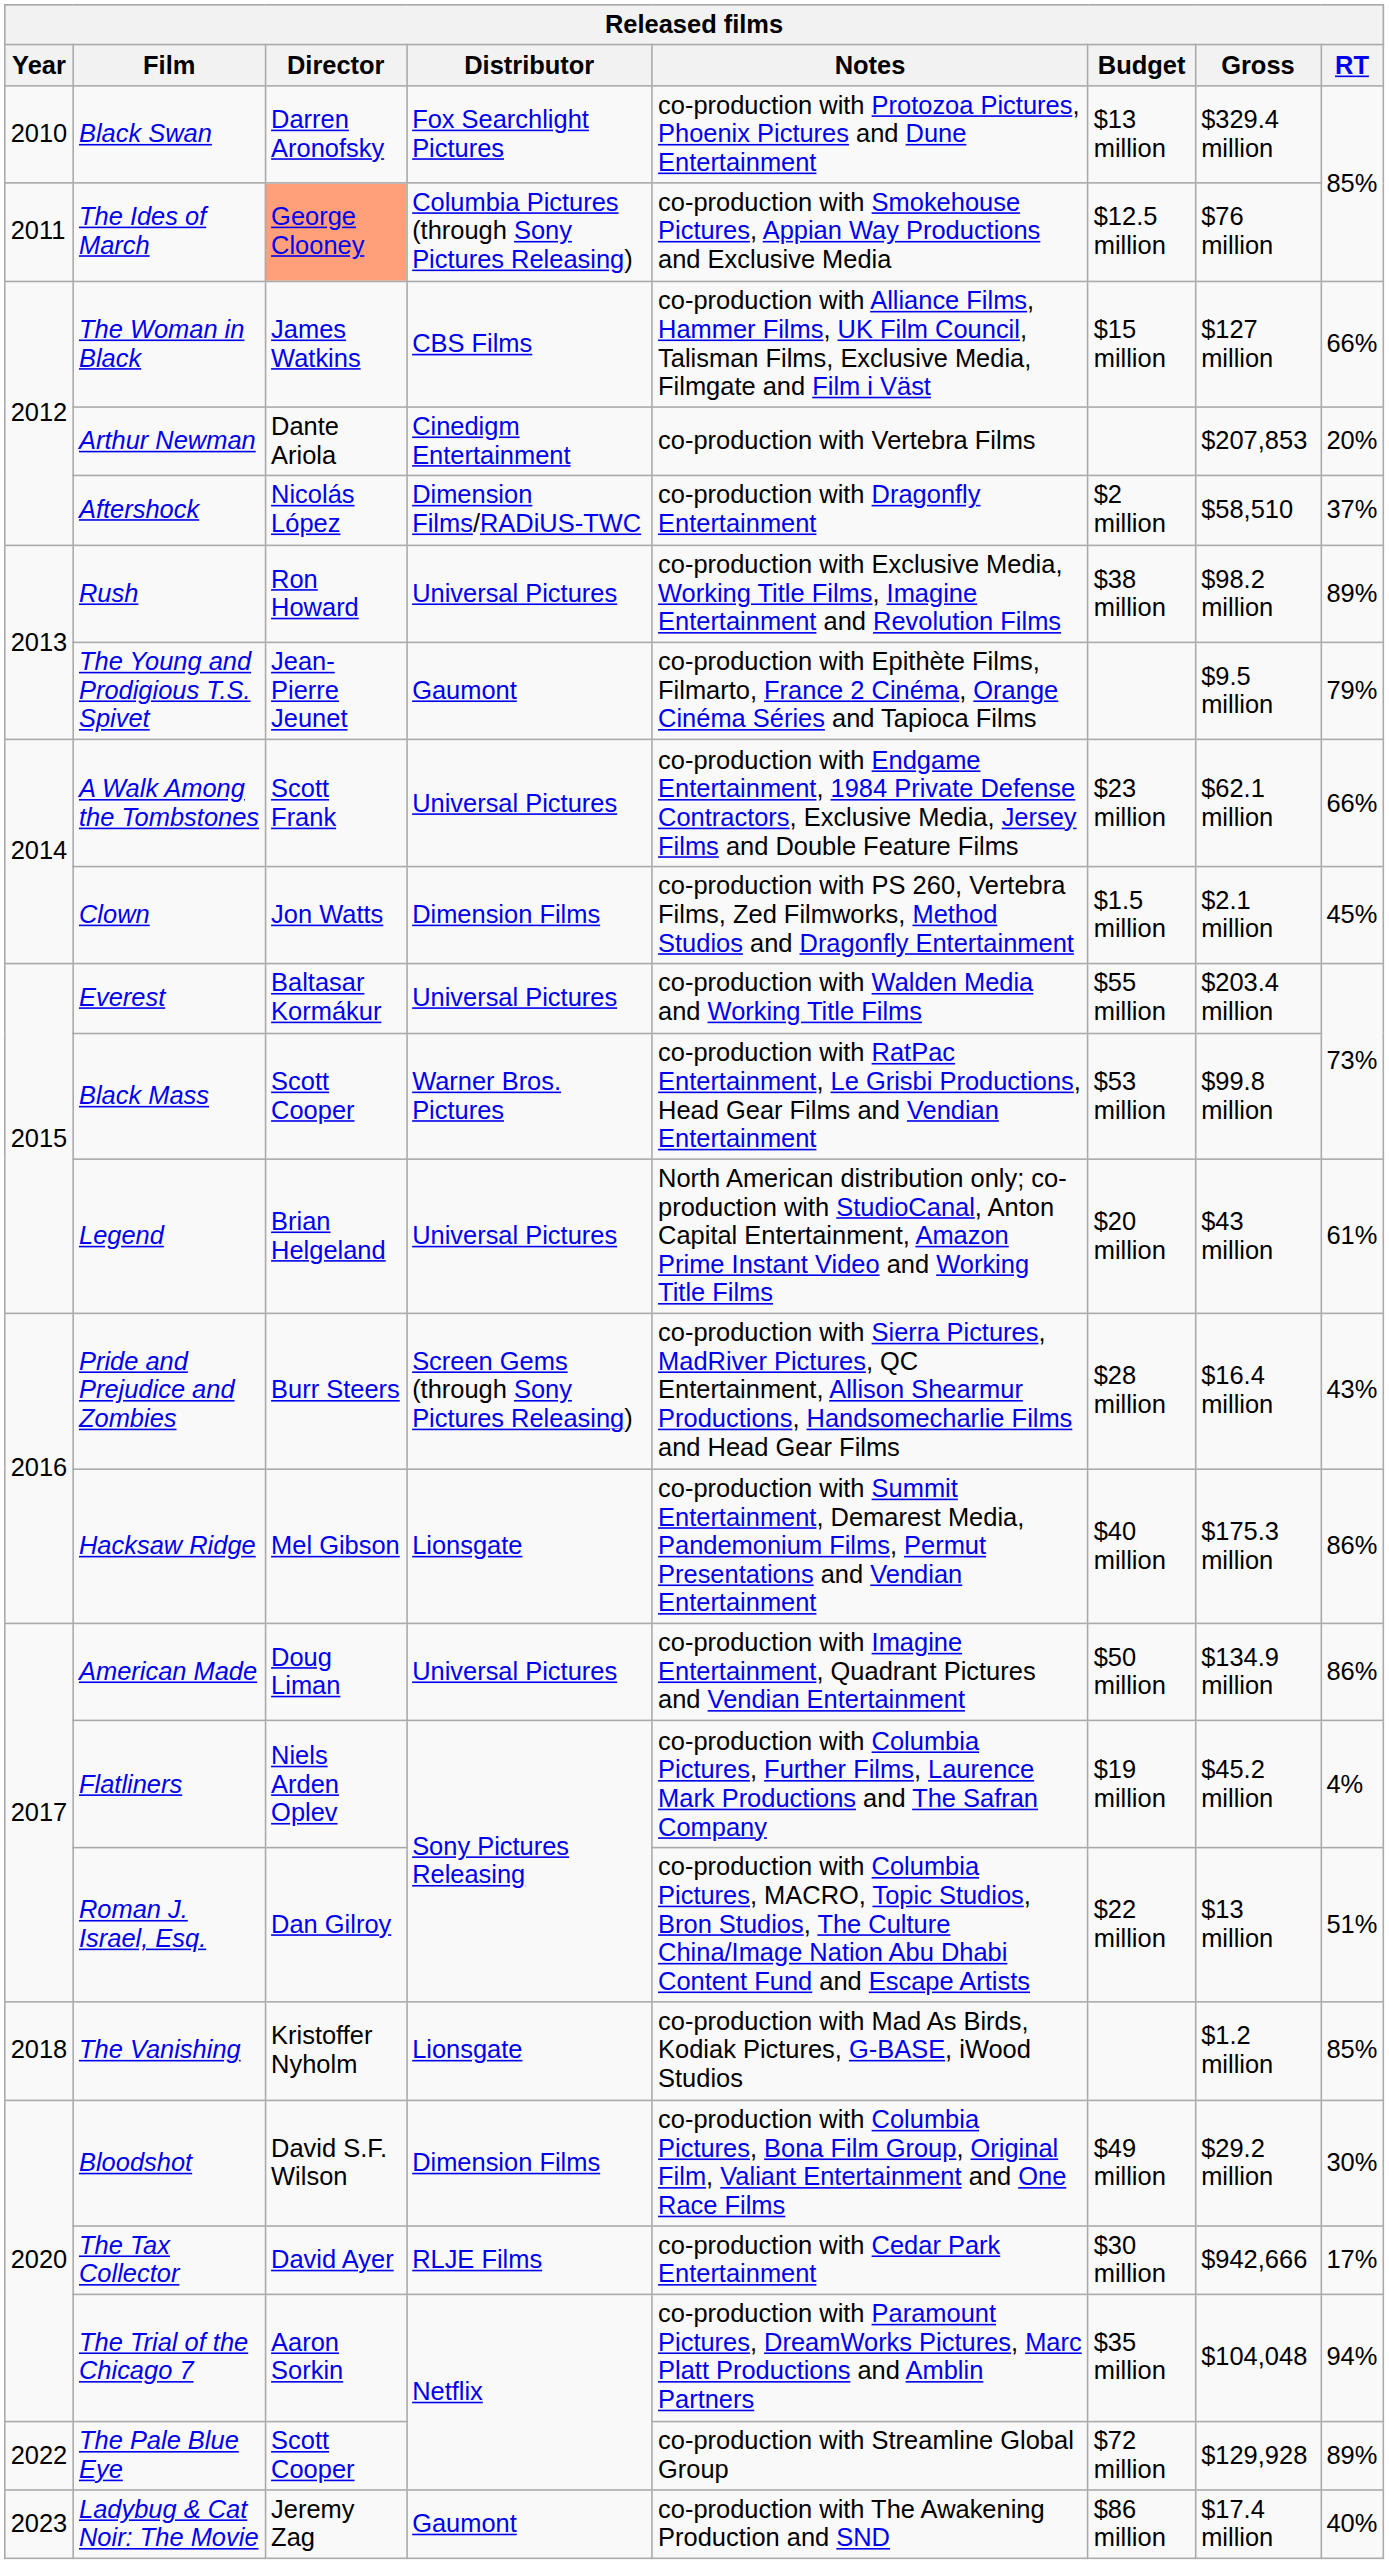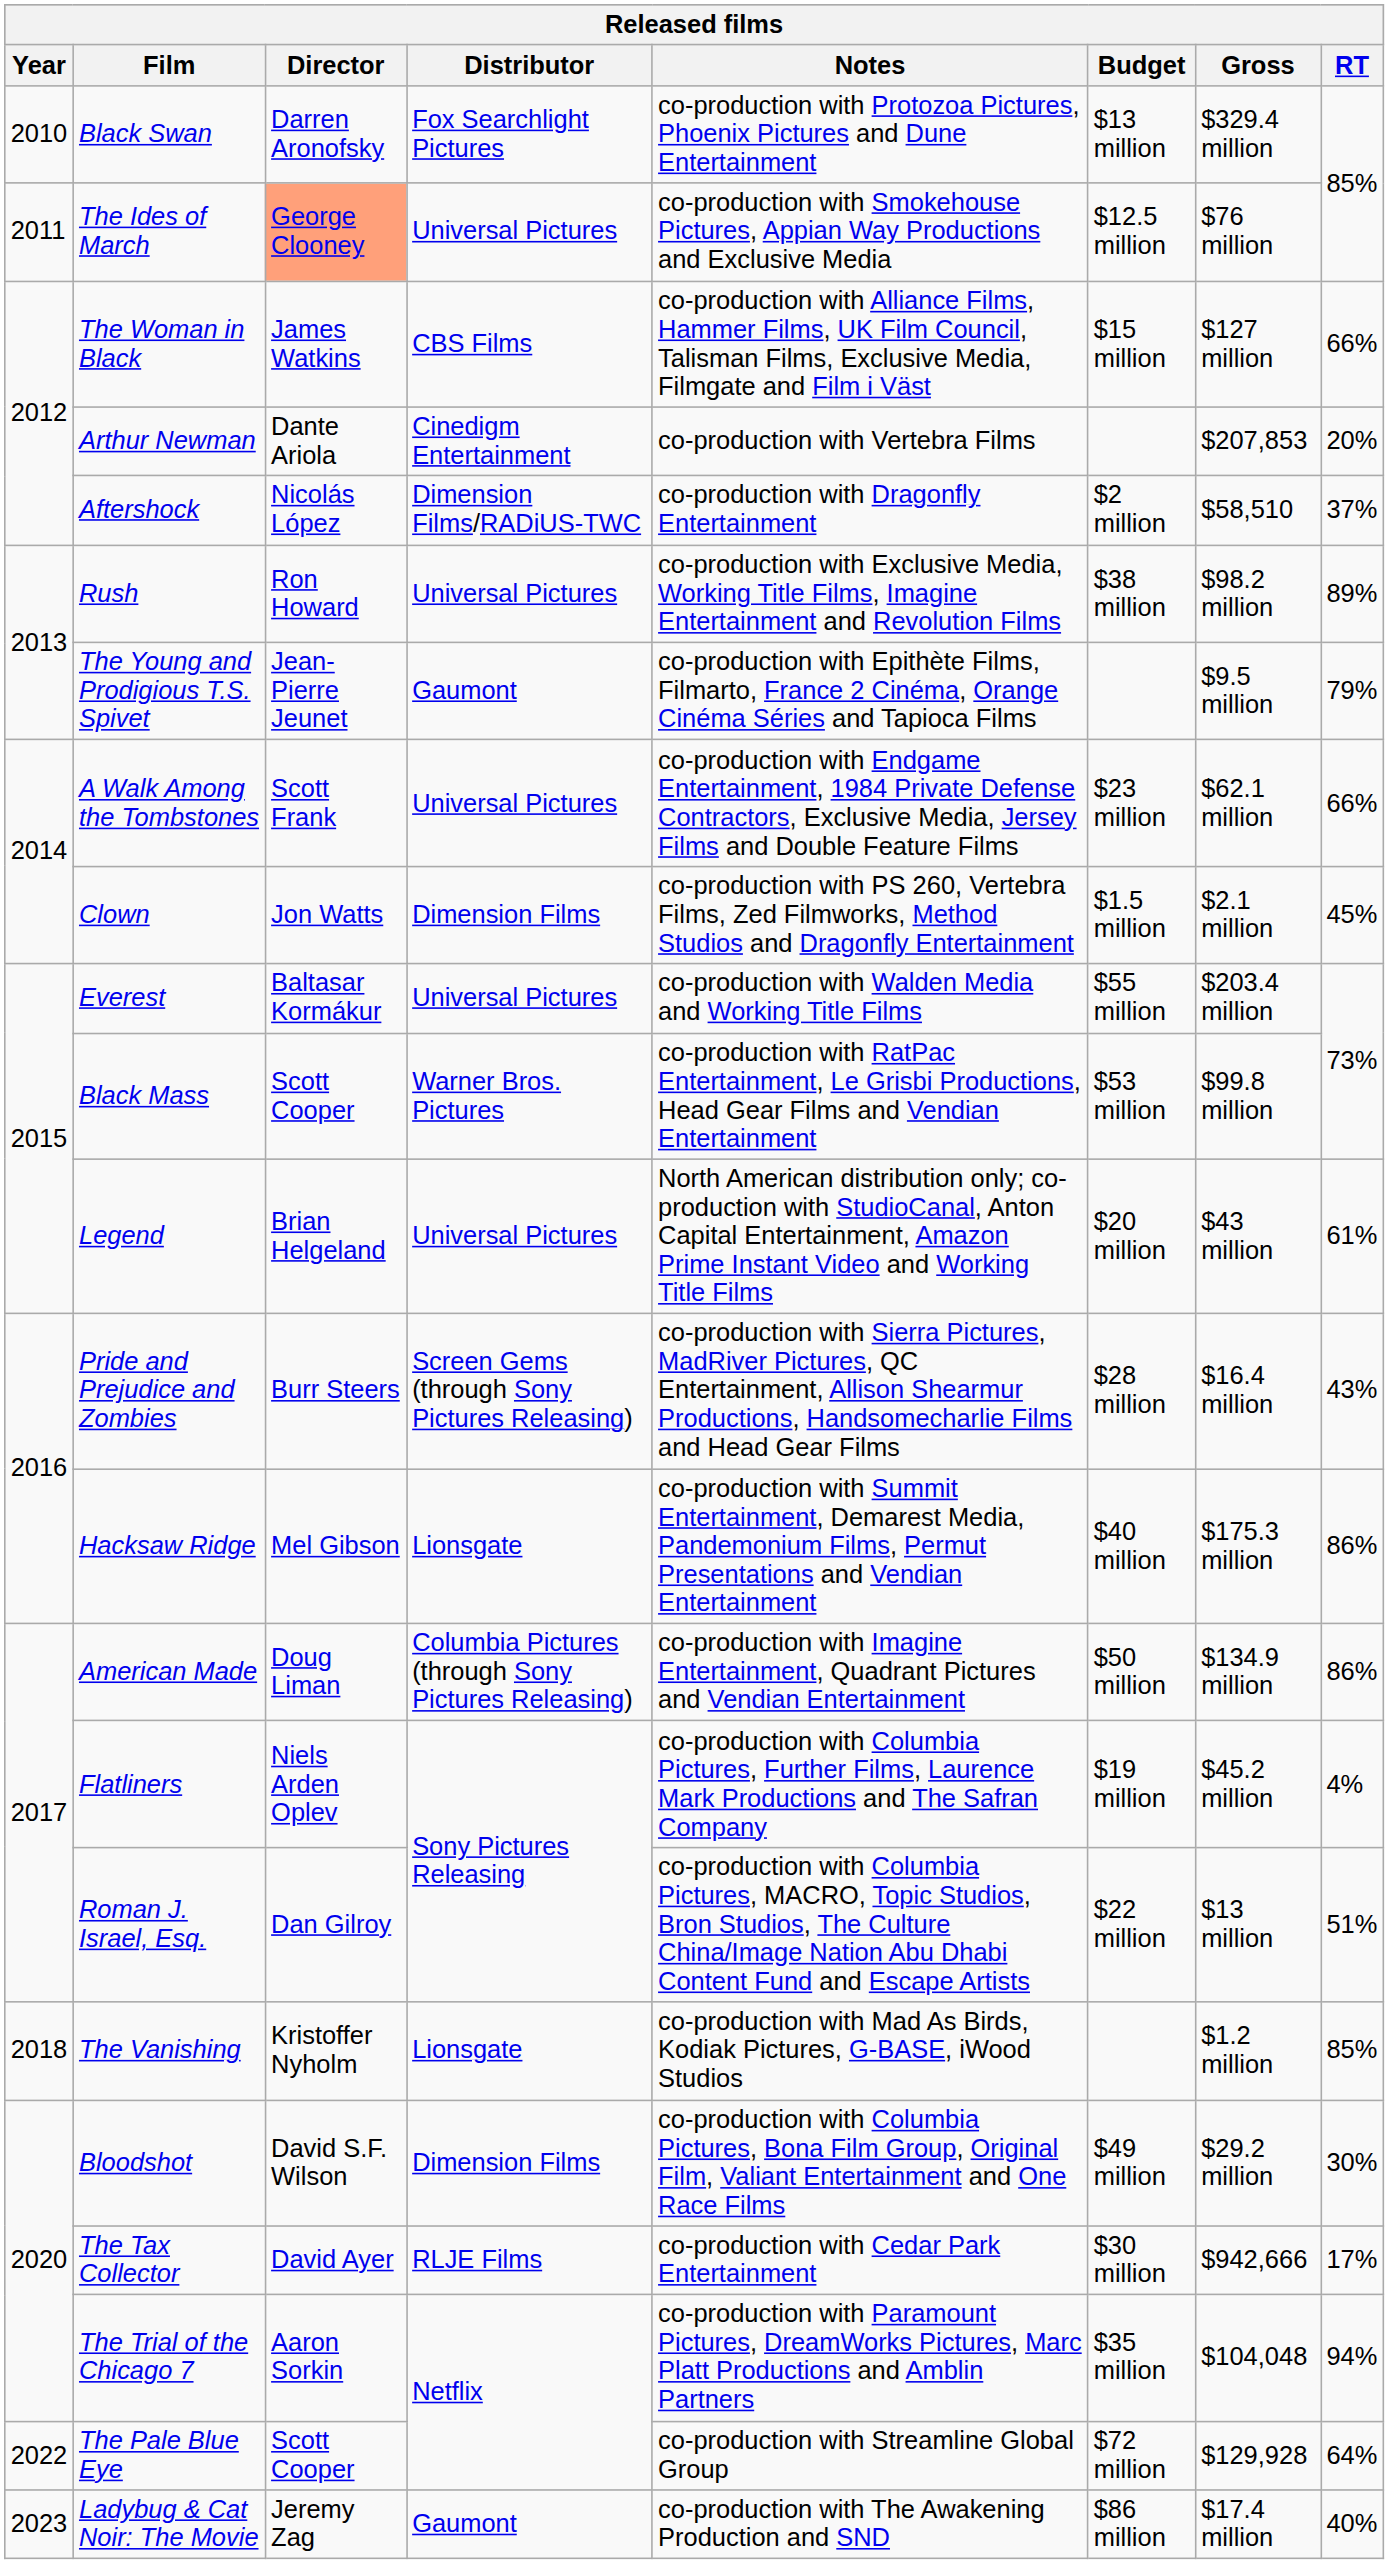(522, 231) Columbia Pictures (through Sony Pictures Releasing) -> (515, 231) Universal Pictures
(515, 1671) Universal Pictures -> (522, 1671) Columbia Pictures (through Sony Pictures Releasing)
(1352, 2455) 89% -> (1352, 2455) 64%
